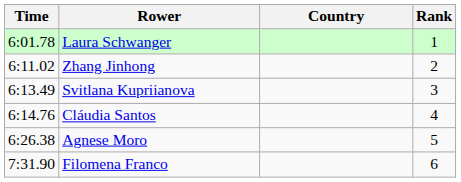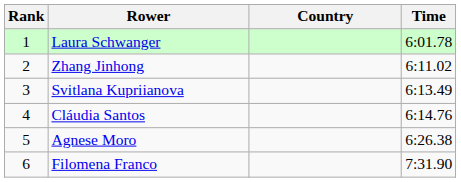columns swapped: (434, 16) <-> (32, 16)
